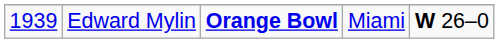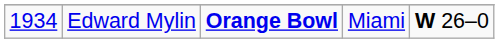(33, 21) 1939 -> (33, 21) 1934
